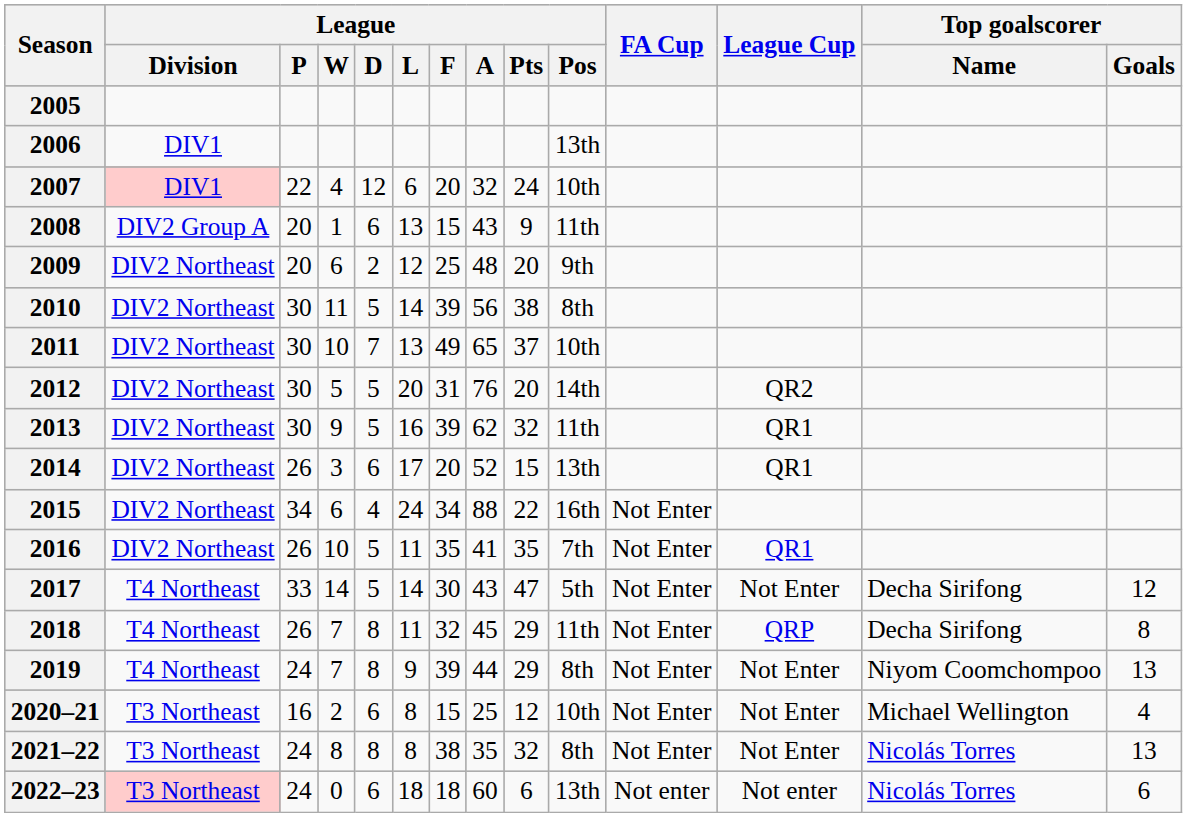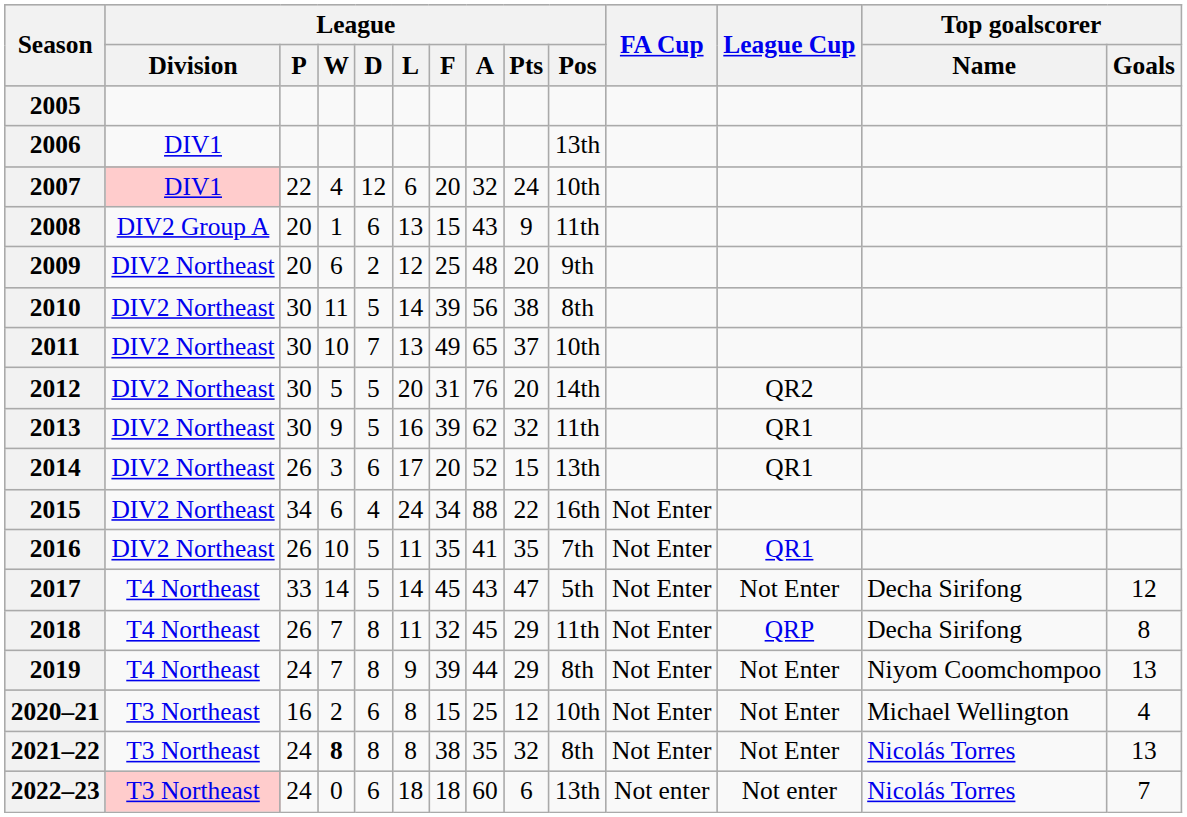(448, 589) 30 -> (448, 589) 45
(336, 750) normal -> (336, 750) bold
(1144, 791) 6 -> (1144, 791) 7
